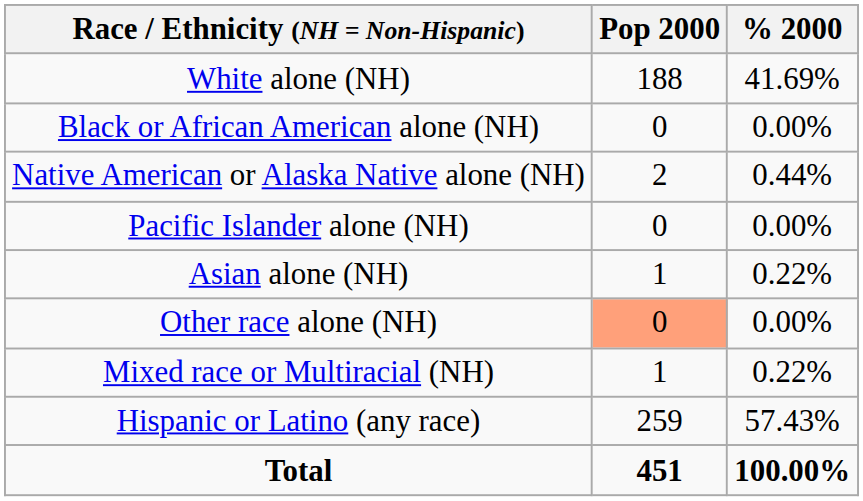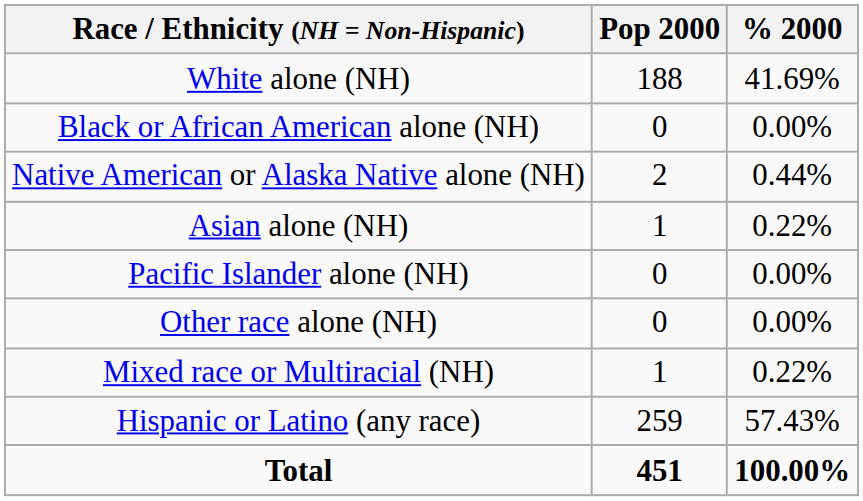rows swapped: (298, 273) <-> (298, 224)
(660, 322) lightsalmon background -> (660, 322) no background
